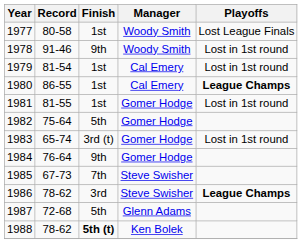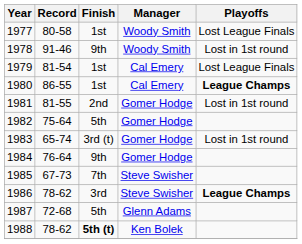(246, 67) Lost in 1st round -> (246, 67) Lost League Finals
(99, 103) 1st -> (99, 103) 2nd
